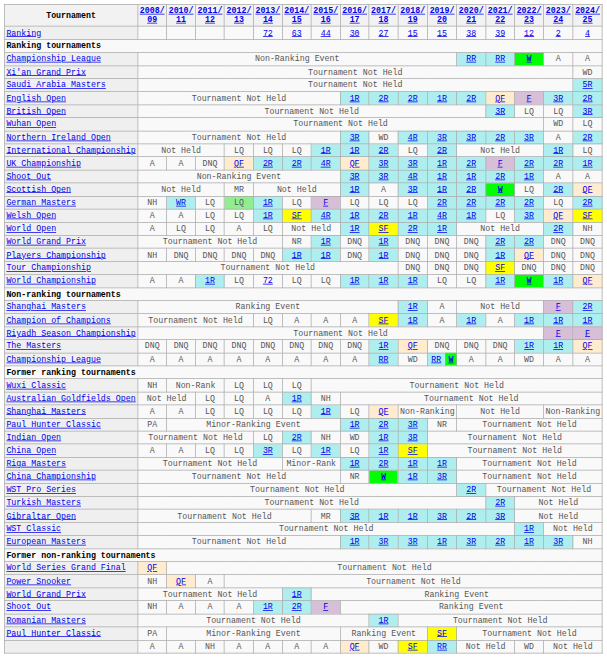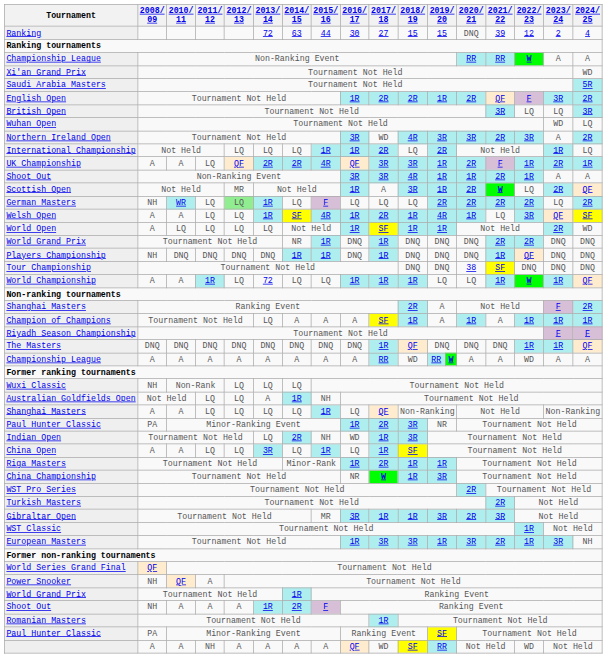(471, 33) 38 -> (471, 33) DNQ
(210, 164) DNQ -> (210, 164) LQ
(529, 164) 2R -> (529, 164) 1R
(239, 229) A -> (239, 229) LQ
(413, 229) 2R -> (413, 229) 1R
(588, 229) NH -> (588, 229) WD
(471, 268) DNQ -> (471, 268) 38
(413, 307) 1R -> (413, 307) 2R
